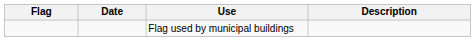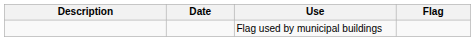columns swapped: (41, 12) <-> (389, 12)
